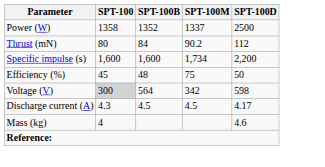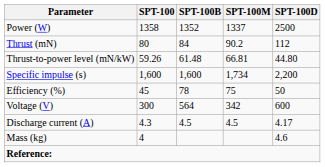+ row: (71, 59)
(143, 75) 48 -> (184, 91) 78
(105, 91) lightgrey background -> (146, 106) no background
(242, 91) 598 -> (283, 106) 600
